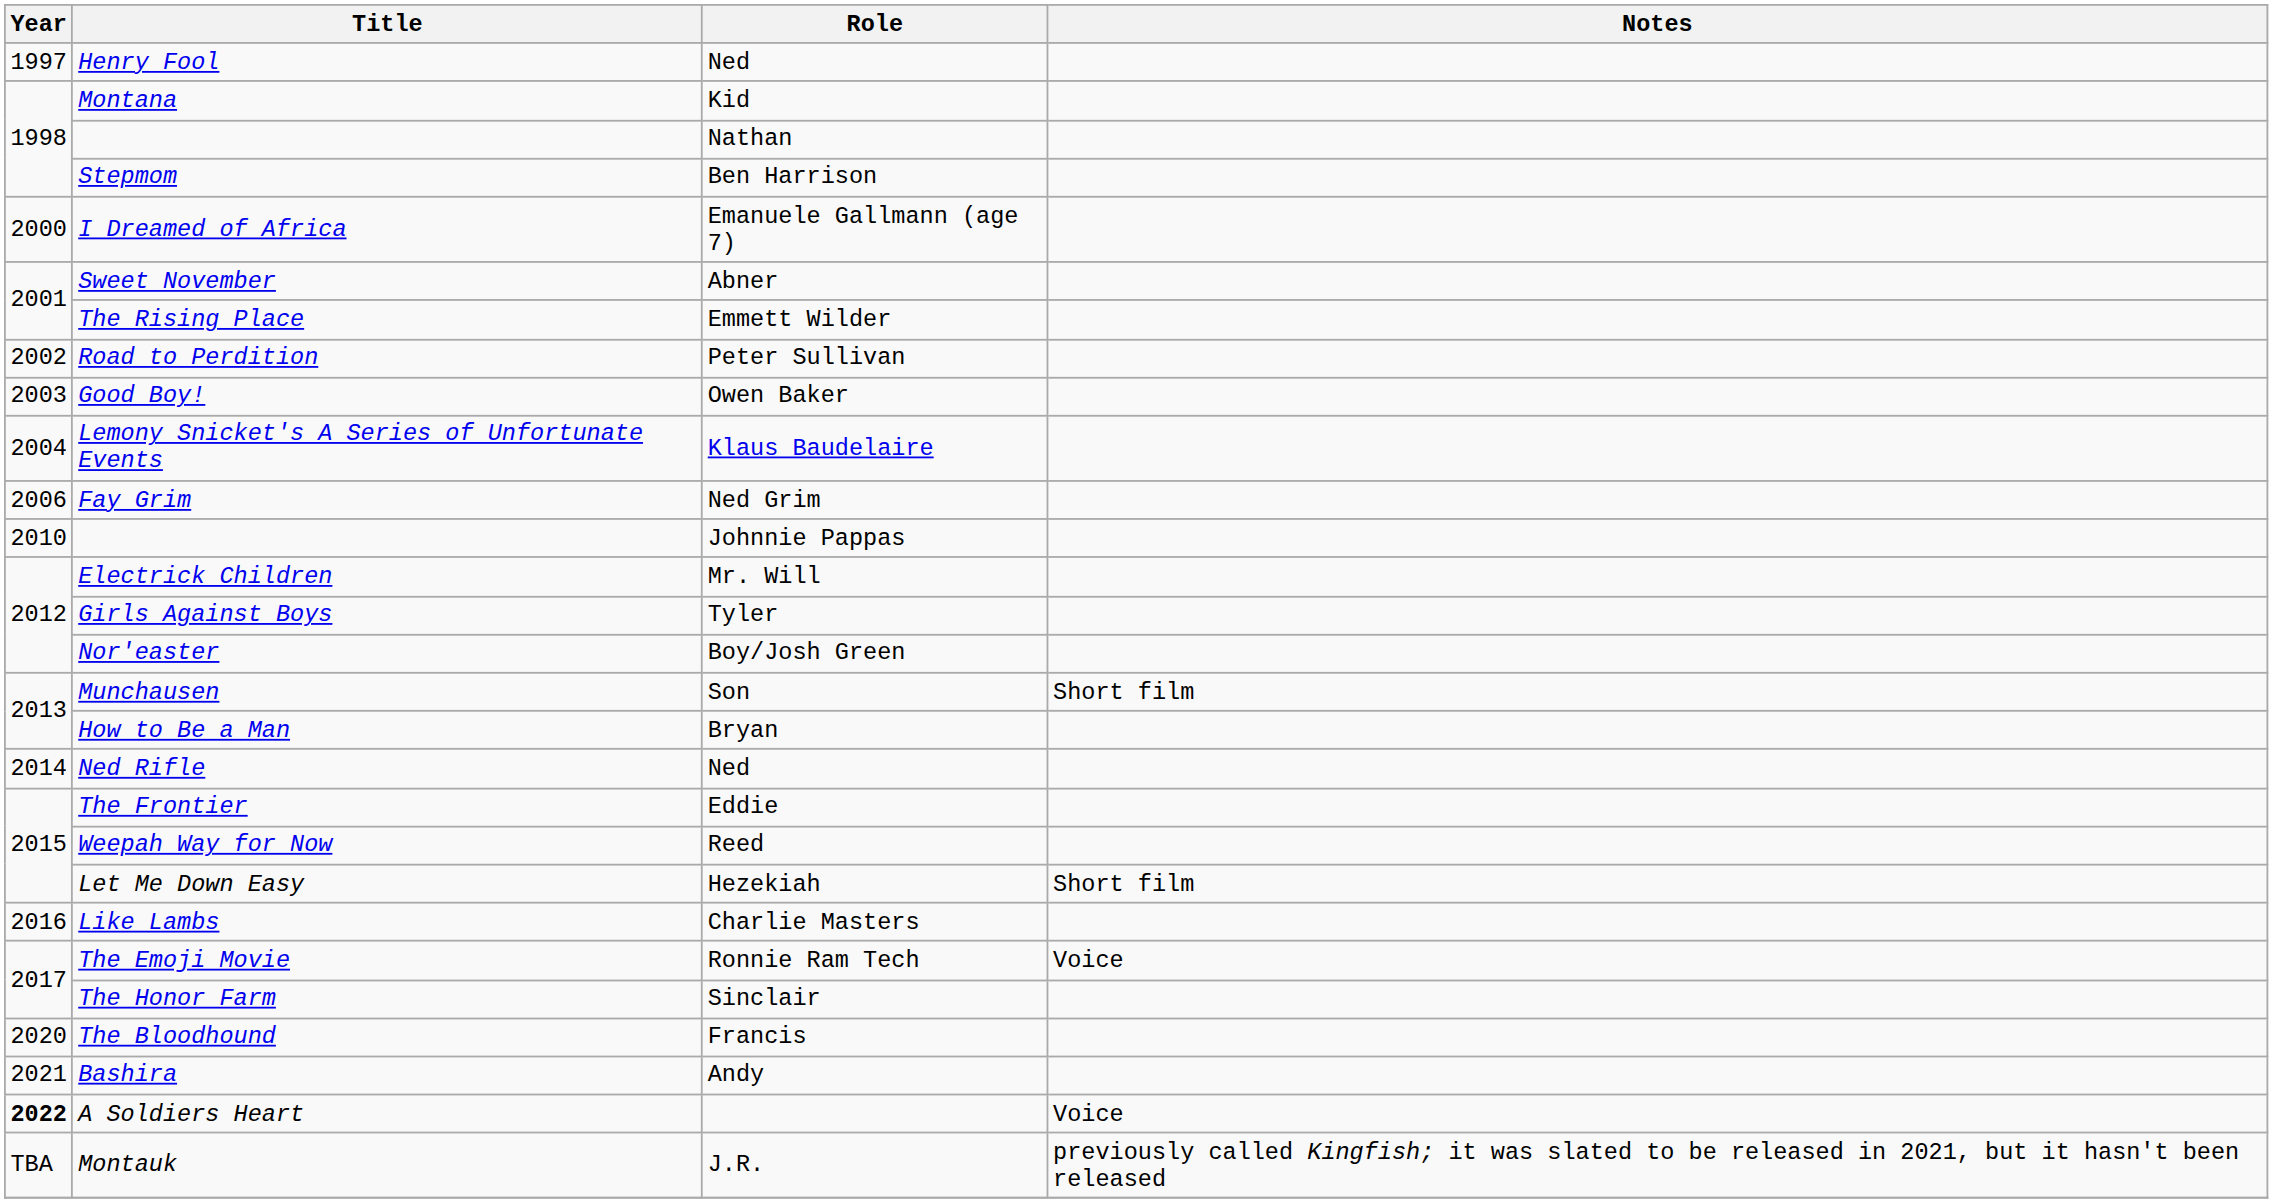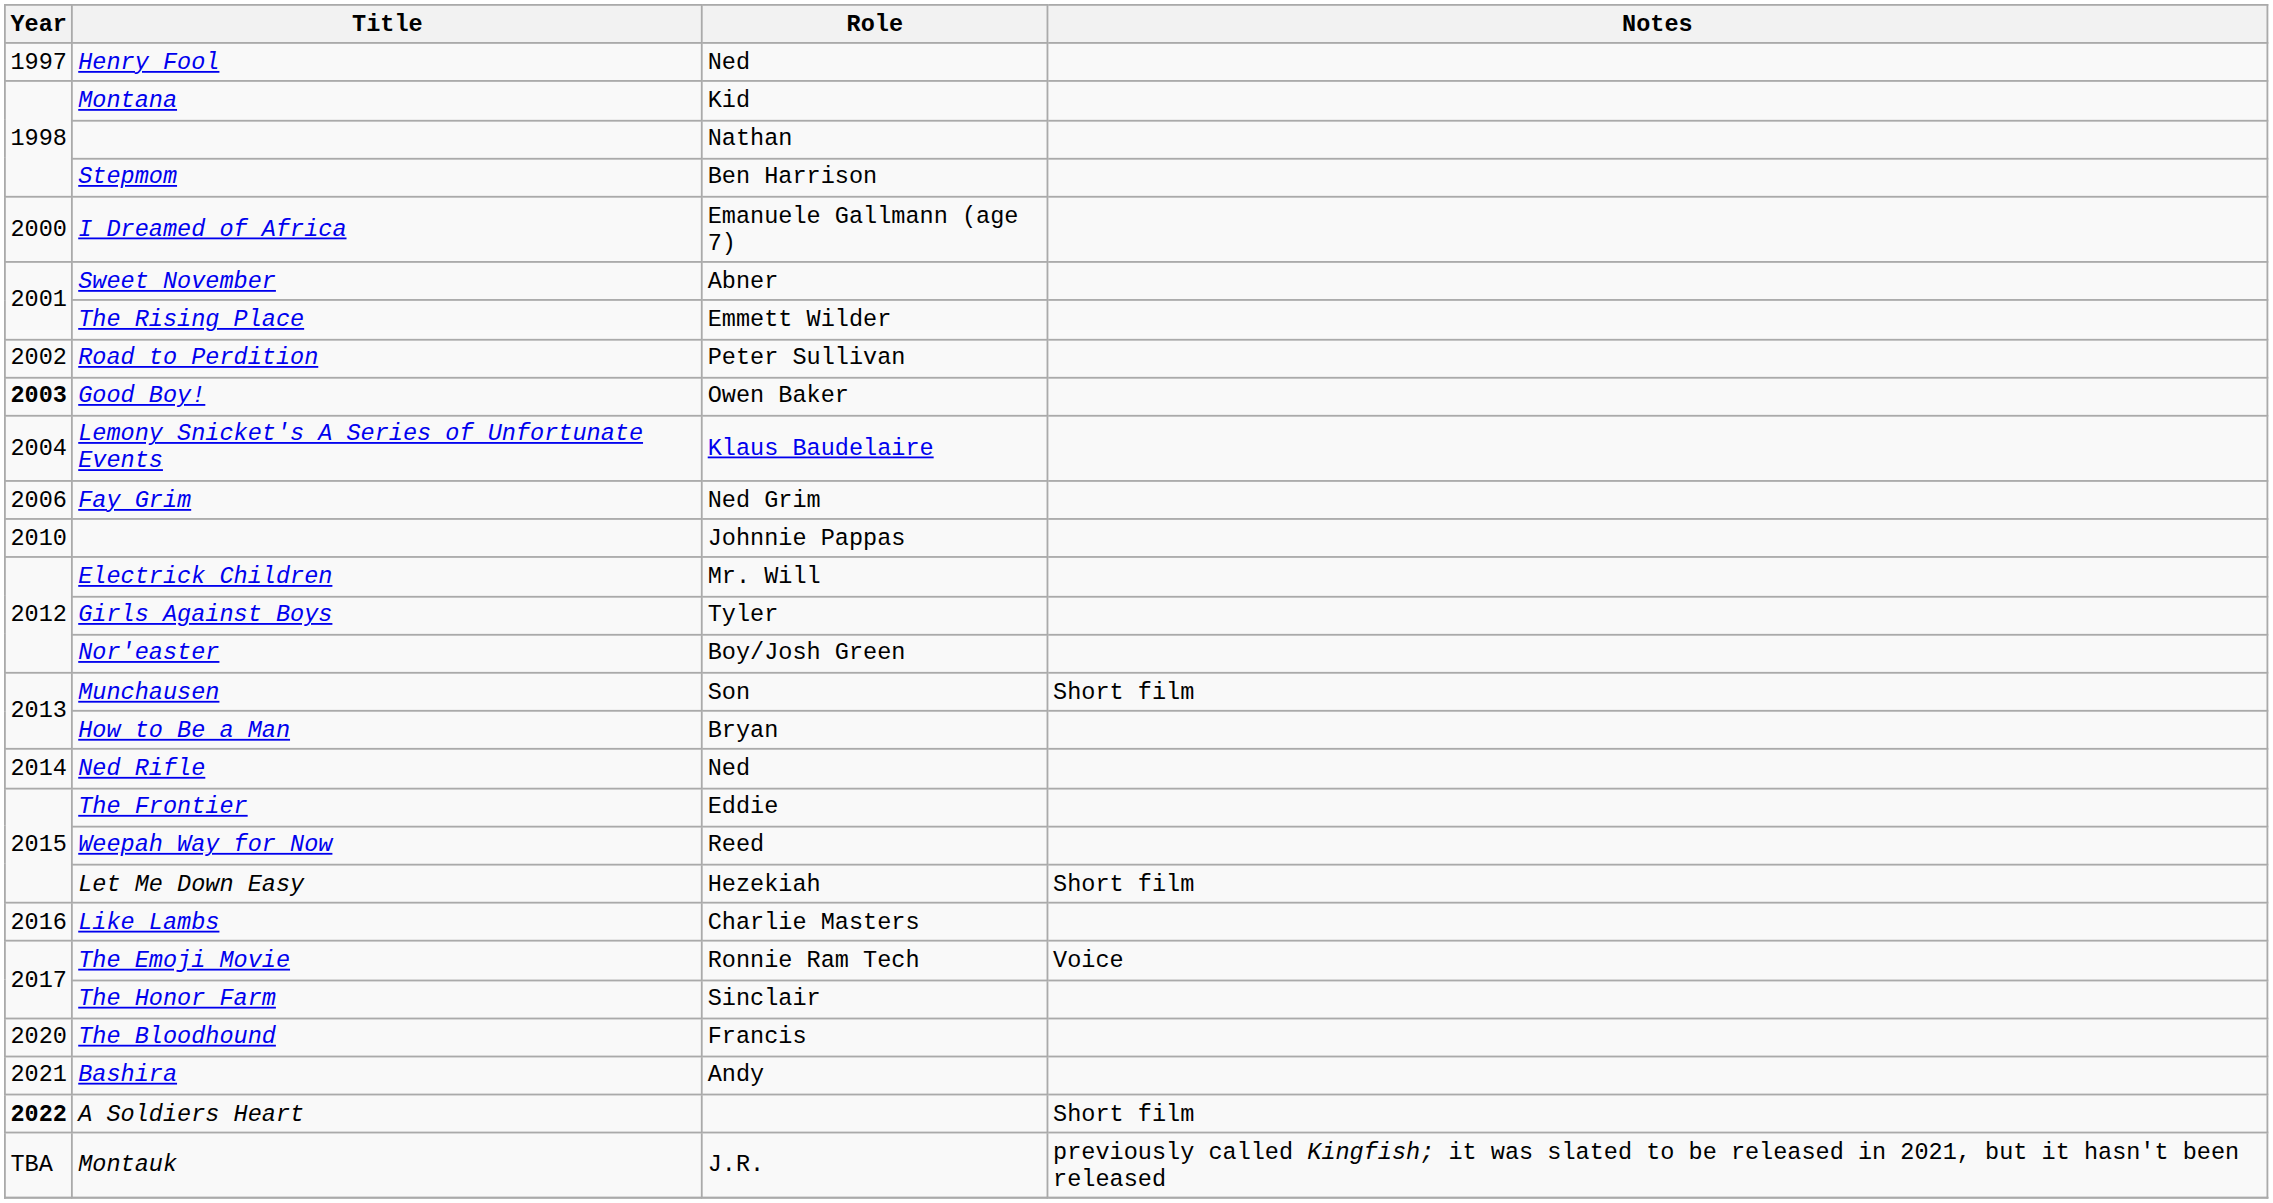(39, 396) normal -> (39, 396) bold
(1088, 1114) Voice -> (1124, 1114) Short film
